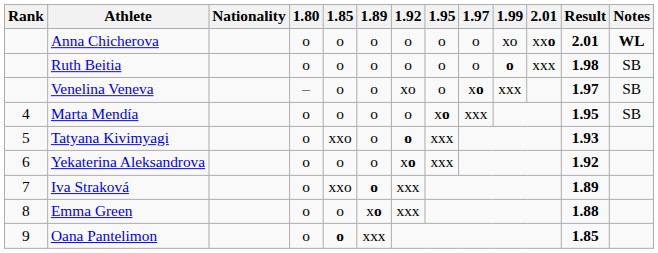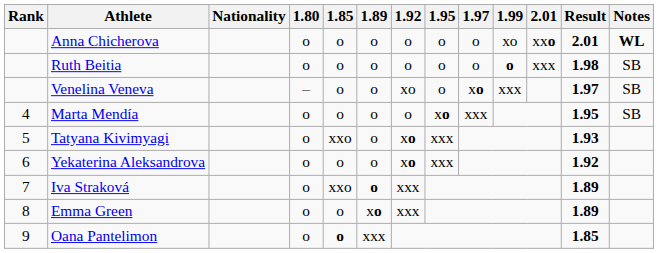(408, 138) o -> (408, 138) xo
(585, 211) 1.88 -> (585, 211) 1.89
